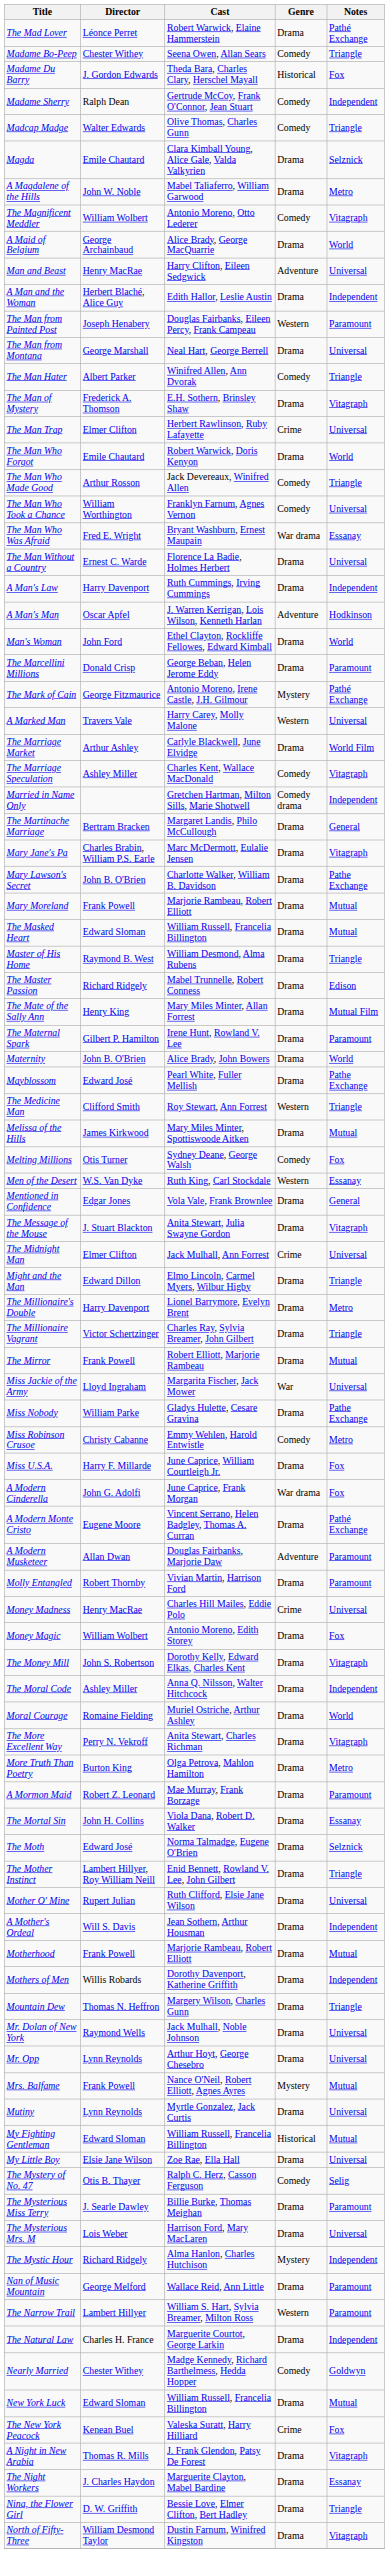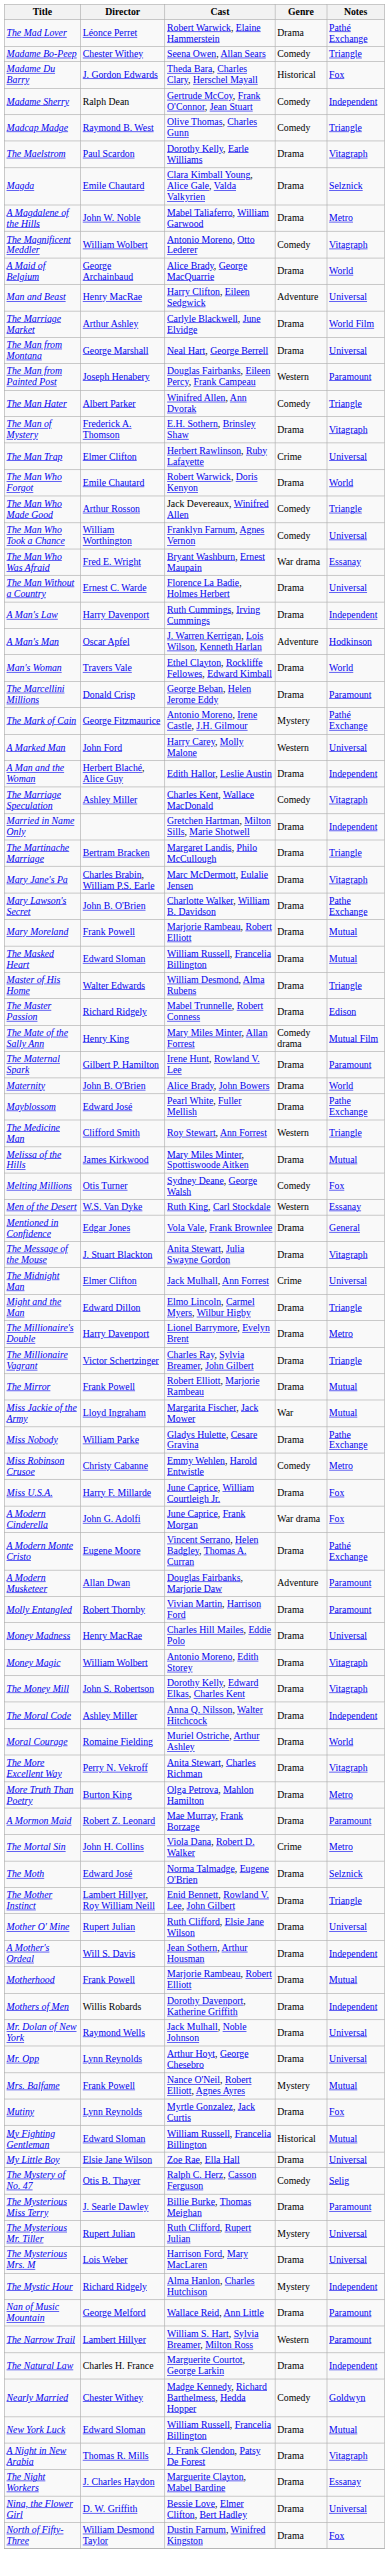(114, 128) Walter Edwards -> (118, 128) Raymond B. West
+ row: (36, 154)
rows swapped: (35, 297) <-> (34, 747)
rows swapped: (34, 350) <-> (34, 324)
(102, 641) John Ford -> (107, 668) Travers Vale
(107, 721) Travers Vale -> (102, 747) John Ford
(294, 800) Comedy drama -> (291, 826) Drama
(345, 826) General -> (345, 853) Triangle
(118, 959) Raymond B. West -> (114, 985) Walter Edwards
(291, 1012) Drama -> (294, 1038) Comedy drama
(348, 1387) Universal -> (343, 1413) Mutual
(289, 1609) Crime -> (291, 1636) Drama
(337, 1636) Fox -> (348, 1662) Vitagraph
(291, 1821) Drama -> (289, 1847) Crime
(345, 1821) Essanay -> (341, 1847) Metro
- row: (36, 2006)
(348, 2112) Universal -> (337, 2112) Fox
+ row: (37, 2233)
- row: (34, 2429)
(345, 2509) Triangle -> (348, 2509) Universal
(348, 2535) Vitagraph -> (337, 2535) Fox
